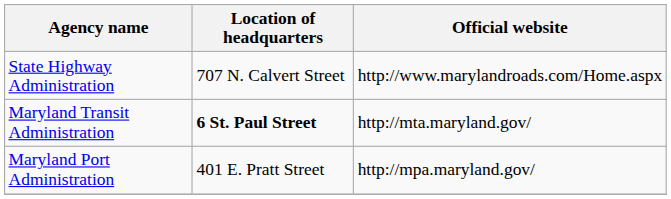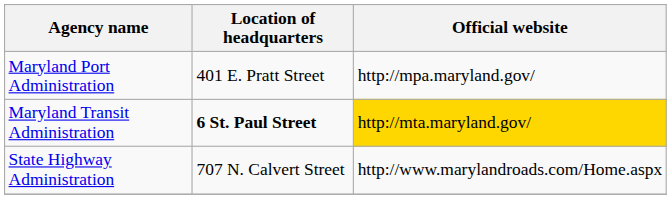rows swapped: (61, 169) <-> (61, 75)
(444, 122) no background -> (444, 122) gold background
